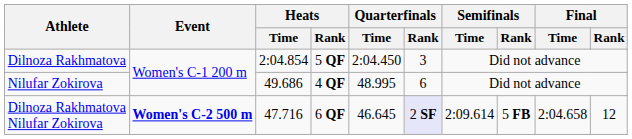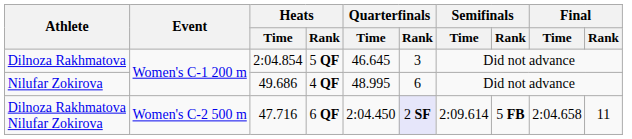(377, 61) 2:04.450 -> (371, 61) 46.645
(192, 115) bold -> (190, 115) normal
(377, 115) 46.645 -> (371, 115) 2:04.450
(609, 115) 12 -> (603, 115) 11
